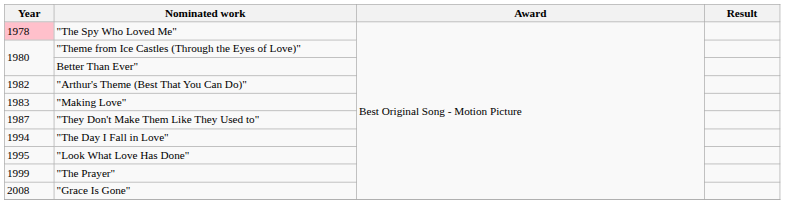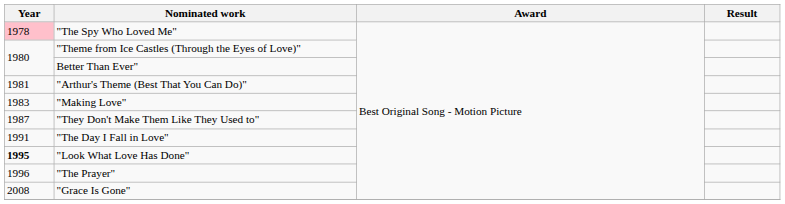(18, 84) 1982 -> (18, 84) 1981
(18, 137) 1994 -> (18, 137) 1991
(18, 155) normal -> (18, 155) bold
(18, 173) 1999 -> (18, 173) 1996
